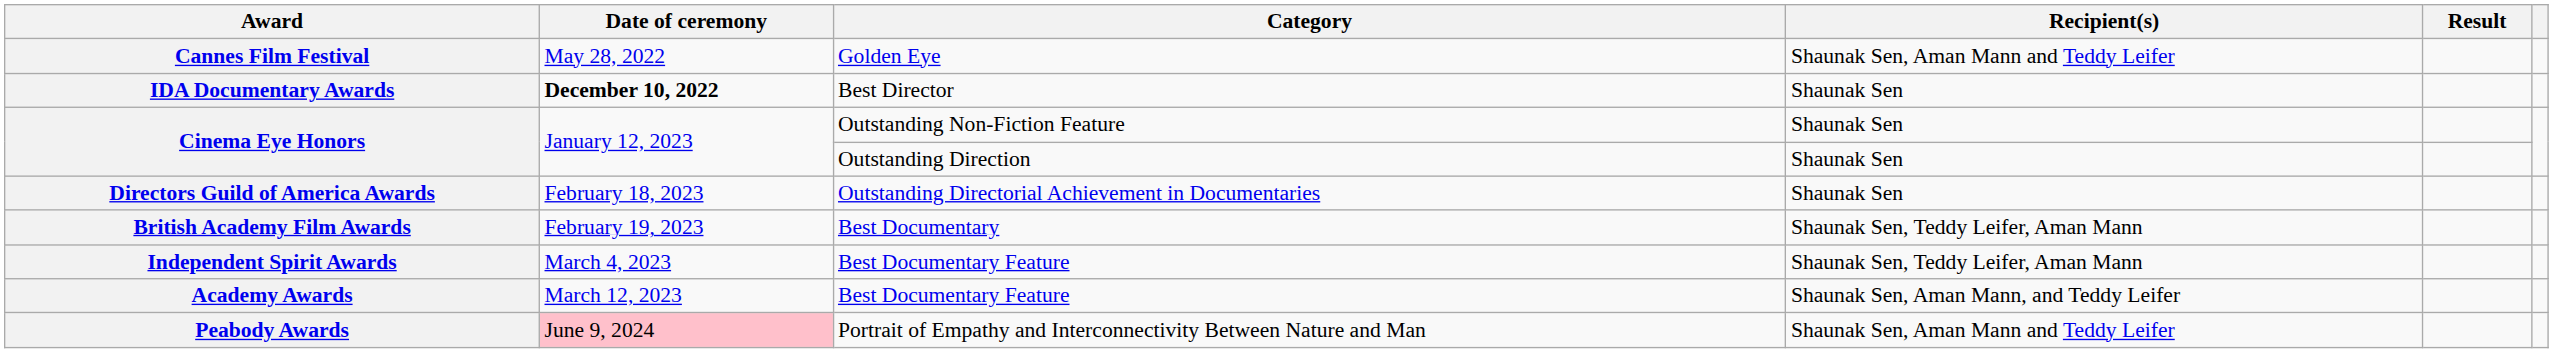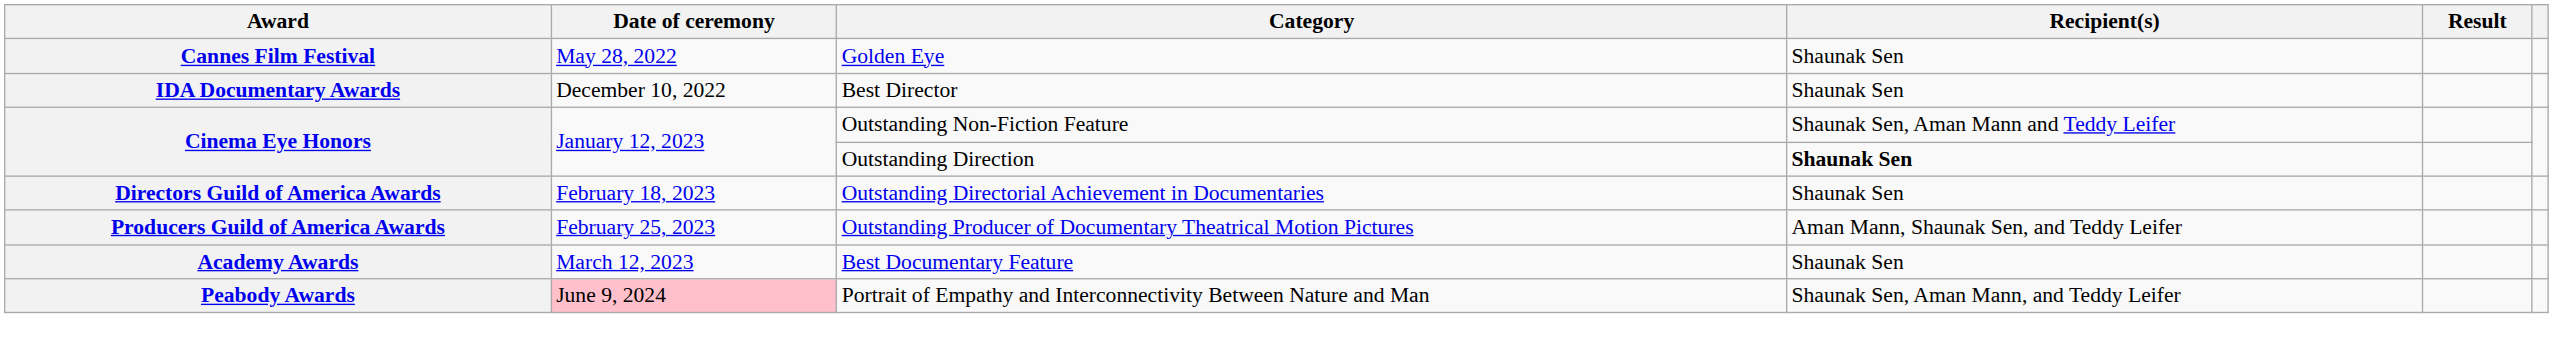(1983, 55) Shaunak Sen, Aman Mann and Teddy Leifer -> (1848, 55) Shaunak Sen
(632, 90) bold -> (641, 90) normal
(1847, 124) Shaunak Sen -> (1983, 124) Shaunak Sen, Aman Mann and Teddy Leifer
(1847, 158) normal -> (1852, 158) bold
+ row: (278, 227)
- row: (272, 227)
- row: (272, 261)
(1986, 295) Shaunak Sen, Aman Mann, and Teddy Leifer -> (1848, 261) Shaunak Sen
(1983, 329) Shaunak Sen, Aman Mann and Teddy Leifer -> (1986, 295) Shaunak Sen, Aman Mann, and Teddy Leifer
